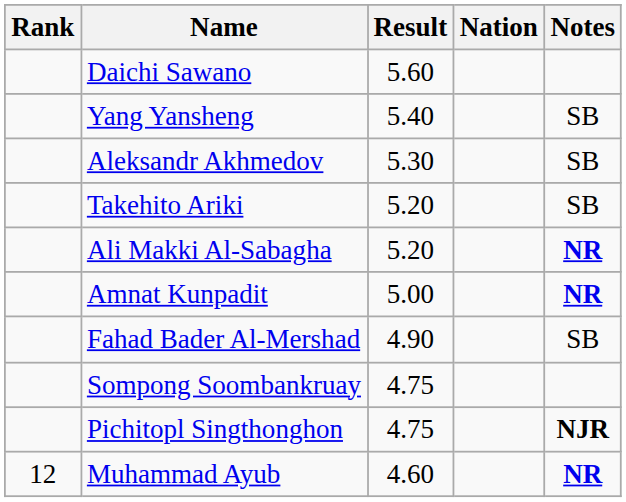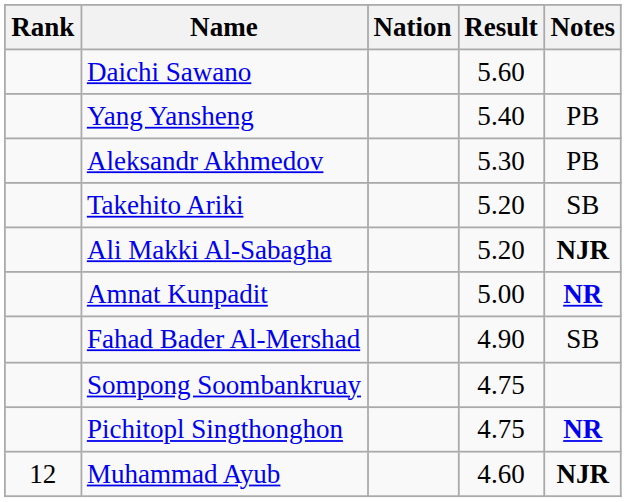columns swapped: (499, 26) <-> (410, 26)
(583, 116) SB -> (583, 116) PB
(583, 160) SB -> (583, 160) PB
(583, 250) NR -> (583, 250) NJR
(583, 428) NJR -> (583, 428) NR
(583, 473) NR -> (583, 473) NJR
